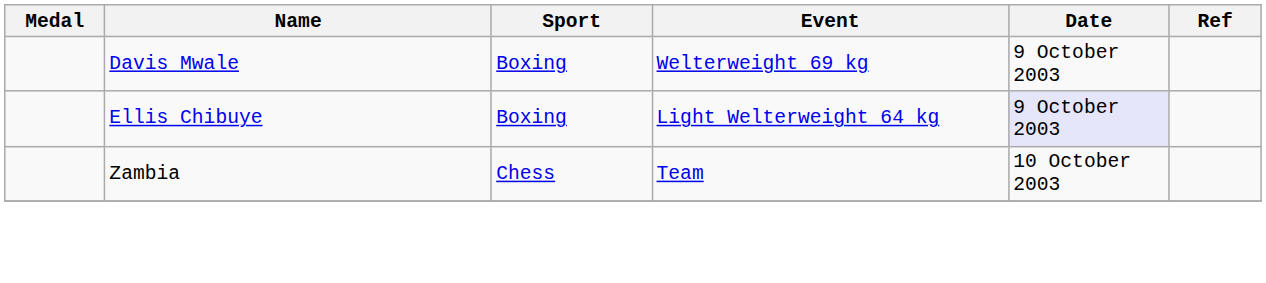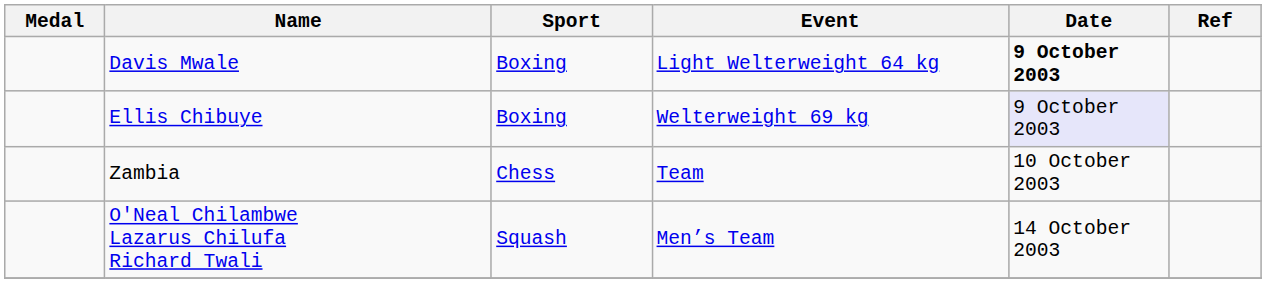(763, 64) Welterweight 69 kg -> (798, 64) Light Welterweight 64 kg
(1066, 64) normal -> (1066, 64) bold
(798, 119) Light Welterweight 64 kg -> (763, 119) Welterweight 69 kg
+ row: (204, 239)
